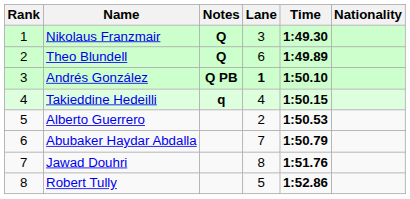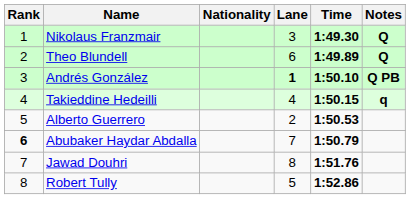columns swapped: (368, 15) <-> (221, 15)
(24, 141) normal -> (24, 141) bold
